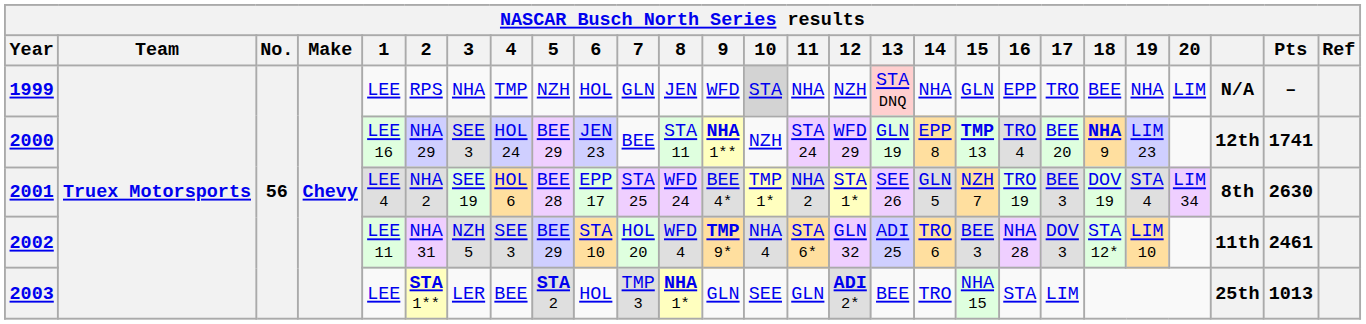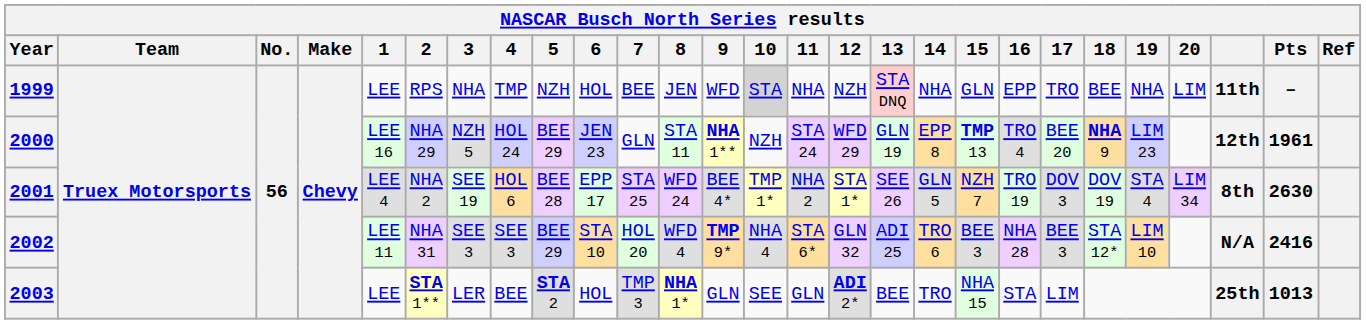(638, 90) GLN -> (638, 90) BEE
(1237, 90) N/A -> (1237, 90) 11th
(469, 140) SEE 3 -> (469, 140) NZH 5
(638, 141) BEE -> (638, 141) GLN
(1291, 141) 1741 -> (1291, 141) 1961
(1062, 191) BEE 3 -> (1062, 191) DOV 3
(469, 242) NZH 5 -> (469, 242) SEE 3
(1062, 242) DOV 3 -> (1062, 242) BEE 3
(1237, 242) 11th -> (1237, 242) N/A
(1291, 242) 2461 -> (1291, 242) 2416
